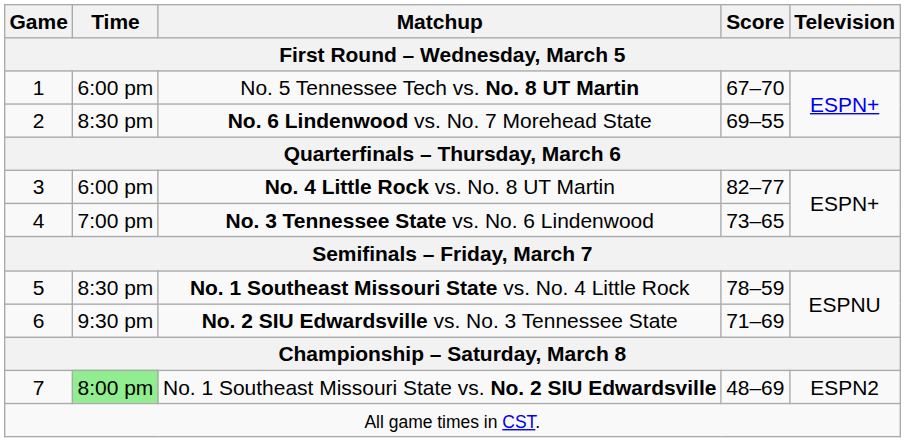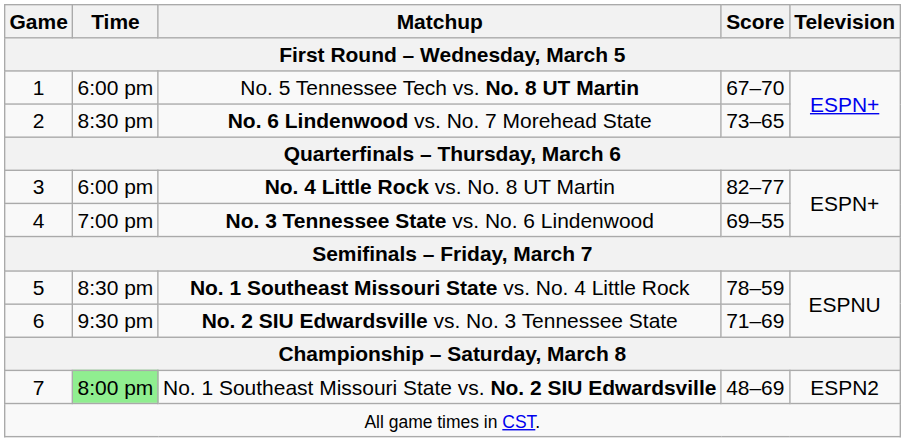(755, 121) 69–55 -> (755, 121) 73–65
(755, 221) 73–65 -> (755, 221) 69–55
